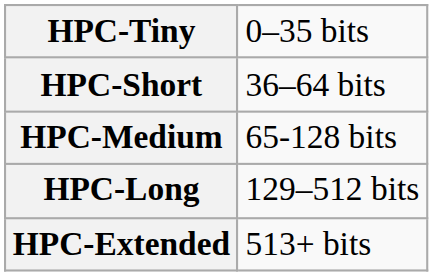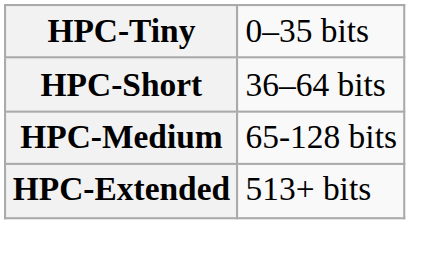- row: (121, 190)
